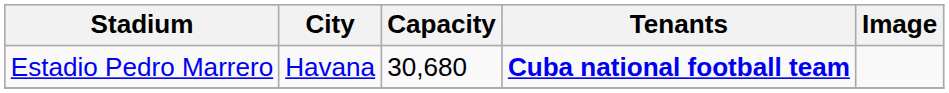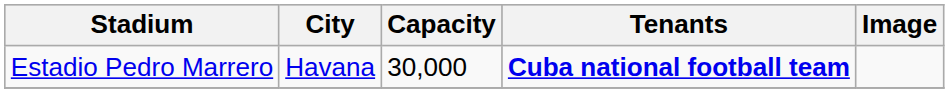(427, 66) 30,680 -> (427, 66) 30,000
